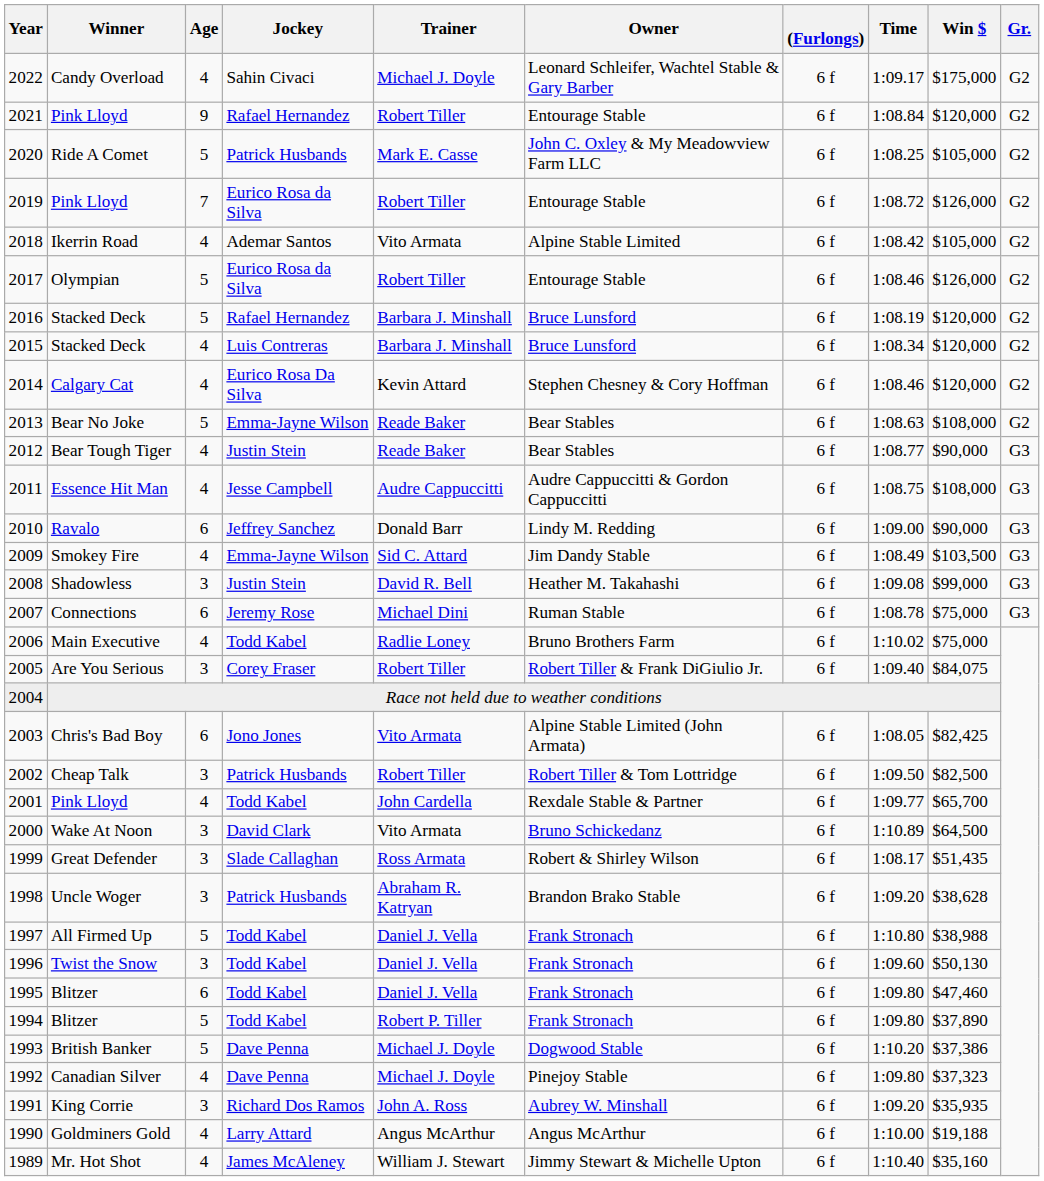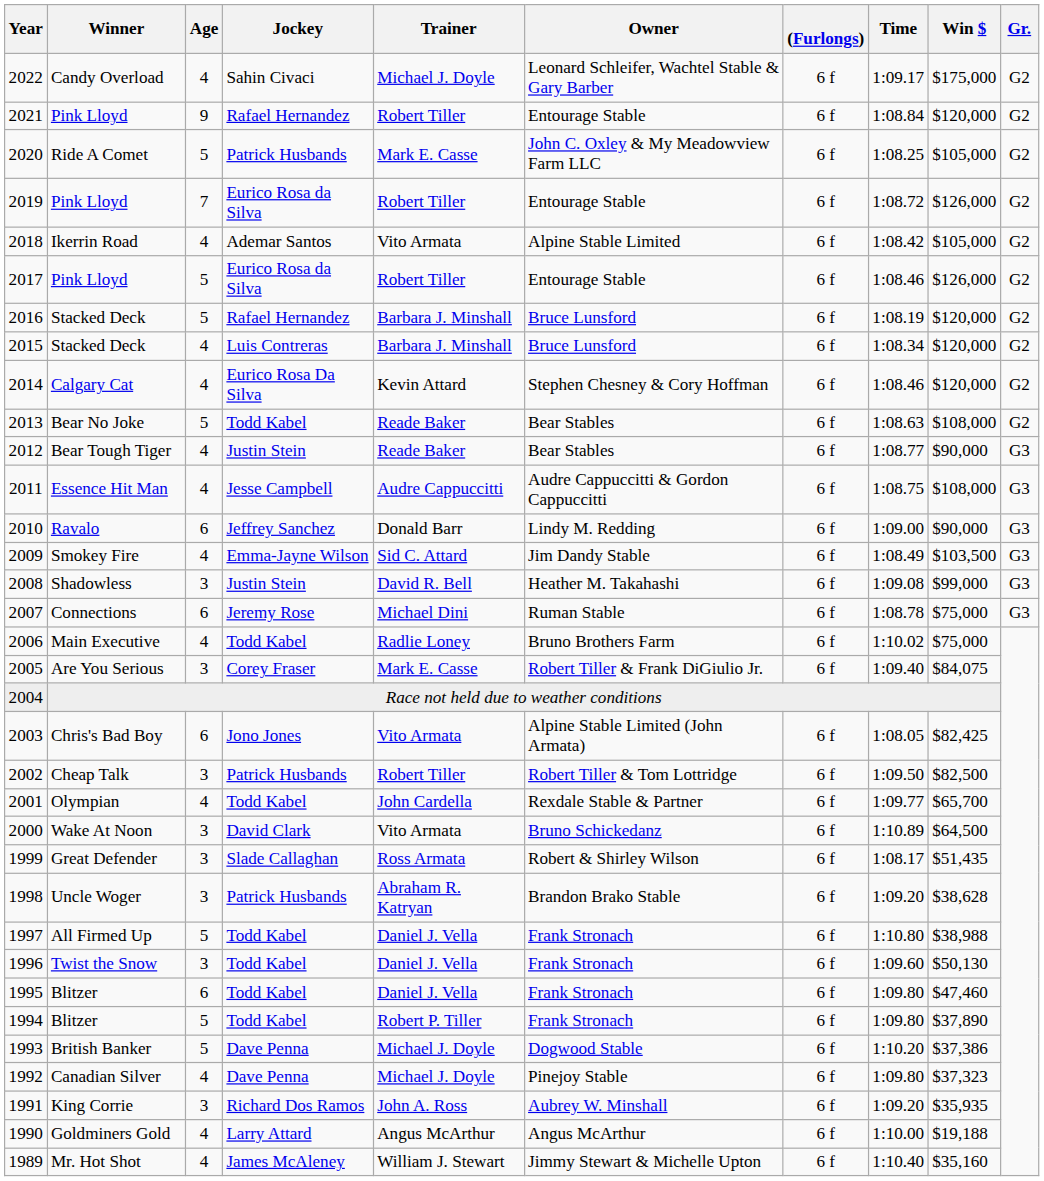(85, 279) Olympian -> (89, 279) Pink Lloyd
(297, 423) Emma-Jayne Wilson -> (266, 423) Todd Kabel
(421, 669) Robert Tiller -> (427, 669) Mark E. Casse
(89, 802) Pink Lloyd -> (85, 802) Olympian
